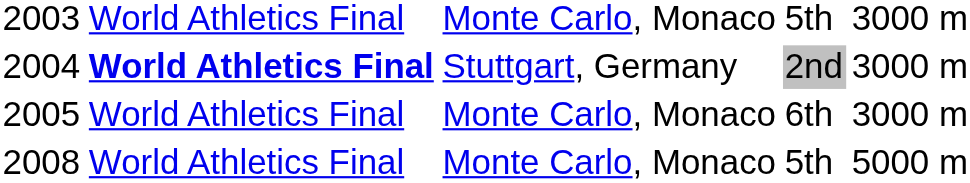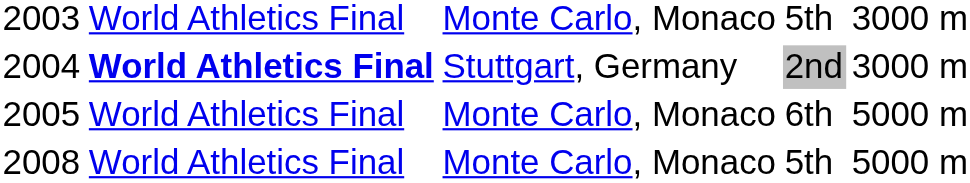(910, 114) 3000 m -> (910, 114) 5000 m
